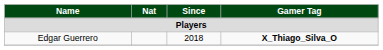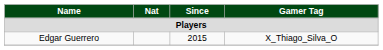(194, 39) 2018 -> (197, 39) 2015
(299, 39) bold -> (301, 39) normal
